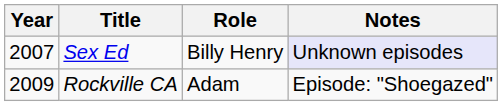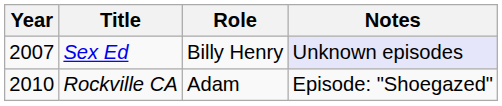(32, 84) 2009 -> (32, 84) 2010
